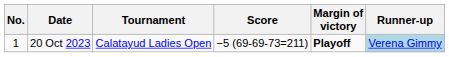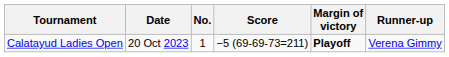columns swapped: (16, 20) <-> (153, 20)
(405, 43) lightblue background -> (405, 43) no background
